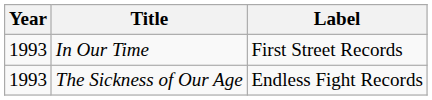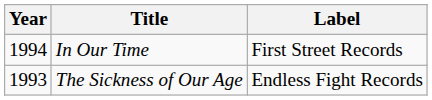(28, 49) 1993 -> (28, 49) 1994
